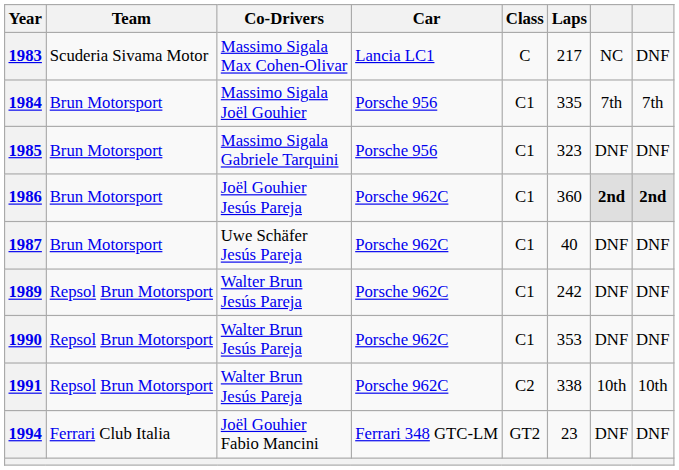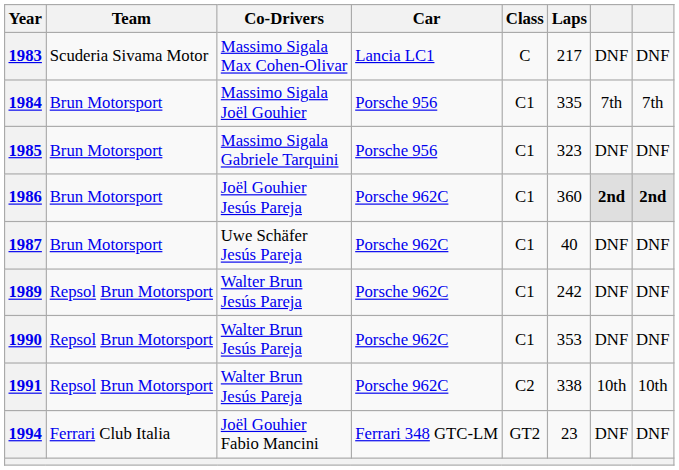(611, 56) NC -> (612, 56) DNF
